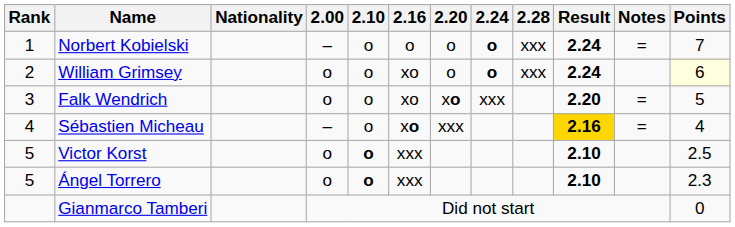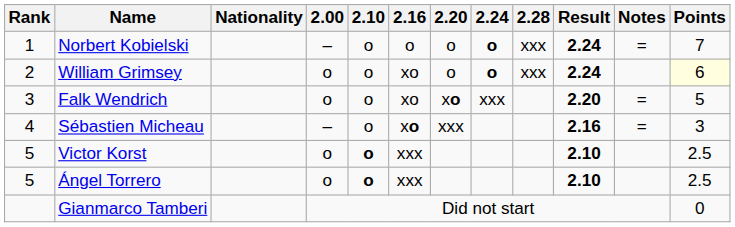(584, 126) gold background -> (584, 126) no background
(700, 126) 4 -> (700, 126) 3
(700, 180) 2.3 -> (700, 180) 2.5
